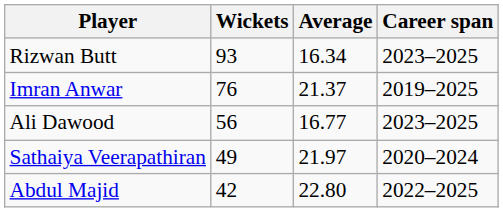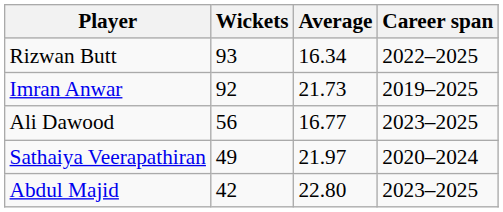(430, 55) 2023–2025 -> (430, 55) 2022–2025
(226, 88) 76 -> (226, 88) 92
(322, 88) 21.37 -> (322, 88) 21.73
(430, 190) 2022–2025 -> (430, 190) 2023–2025
